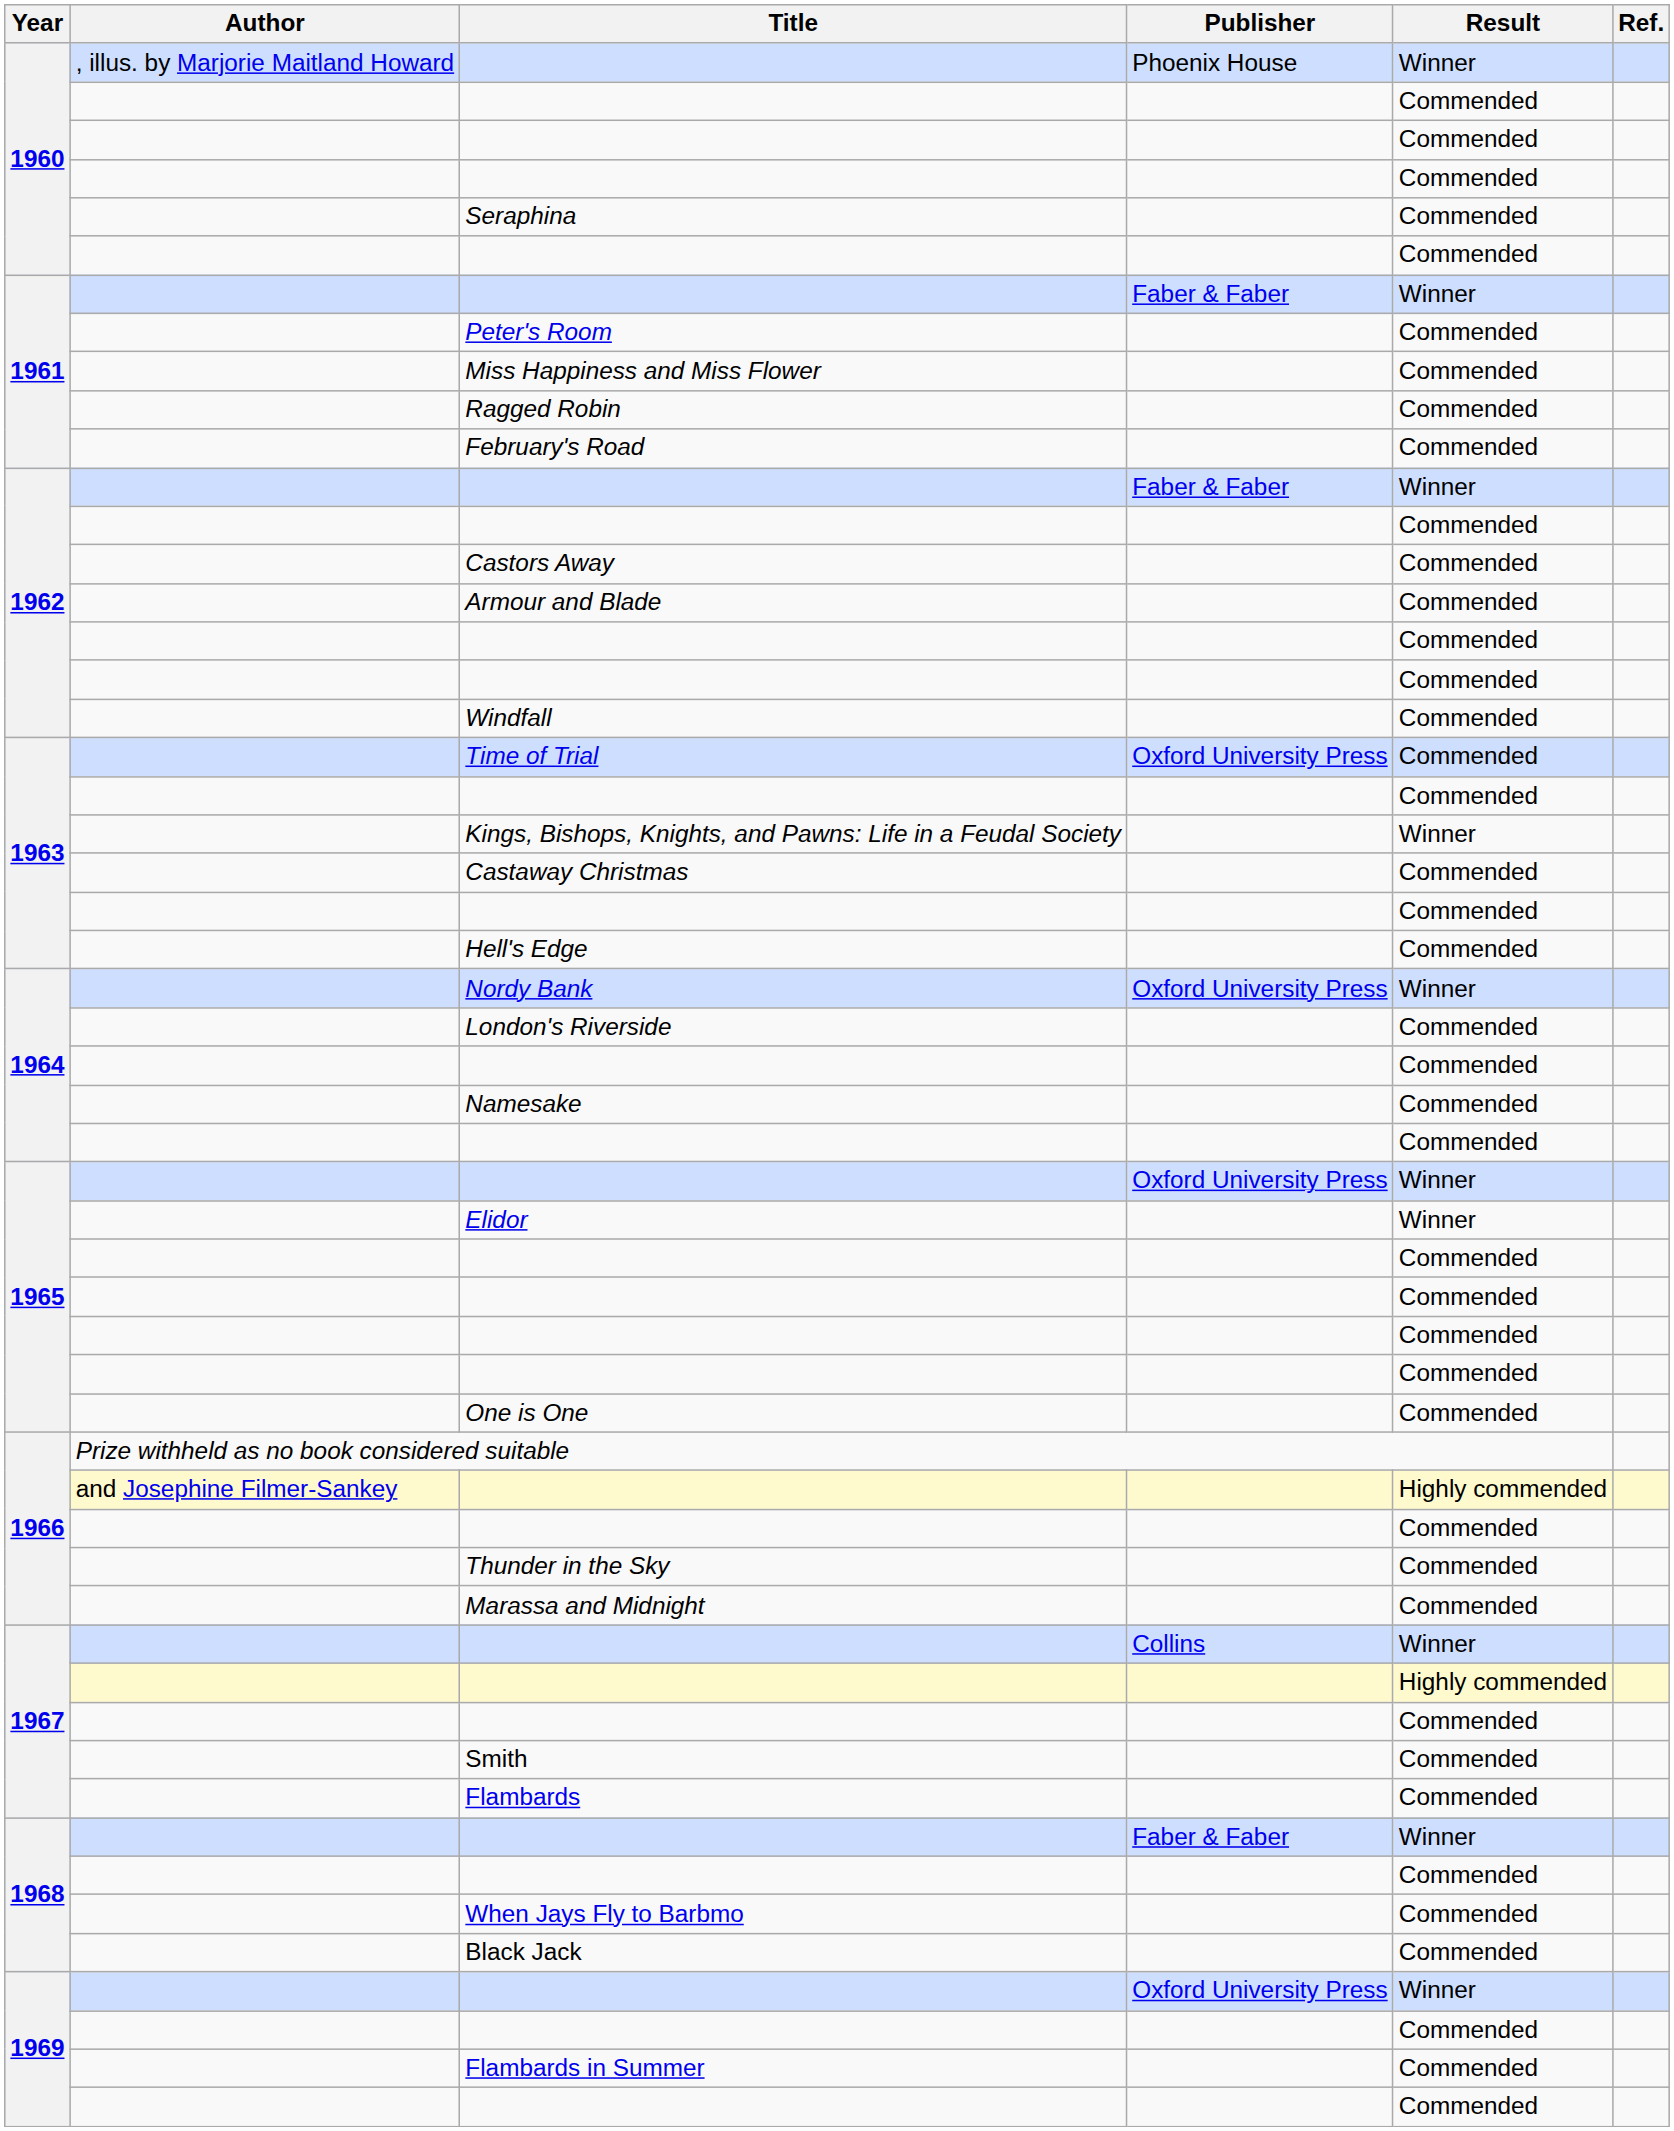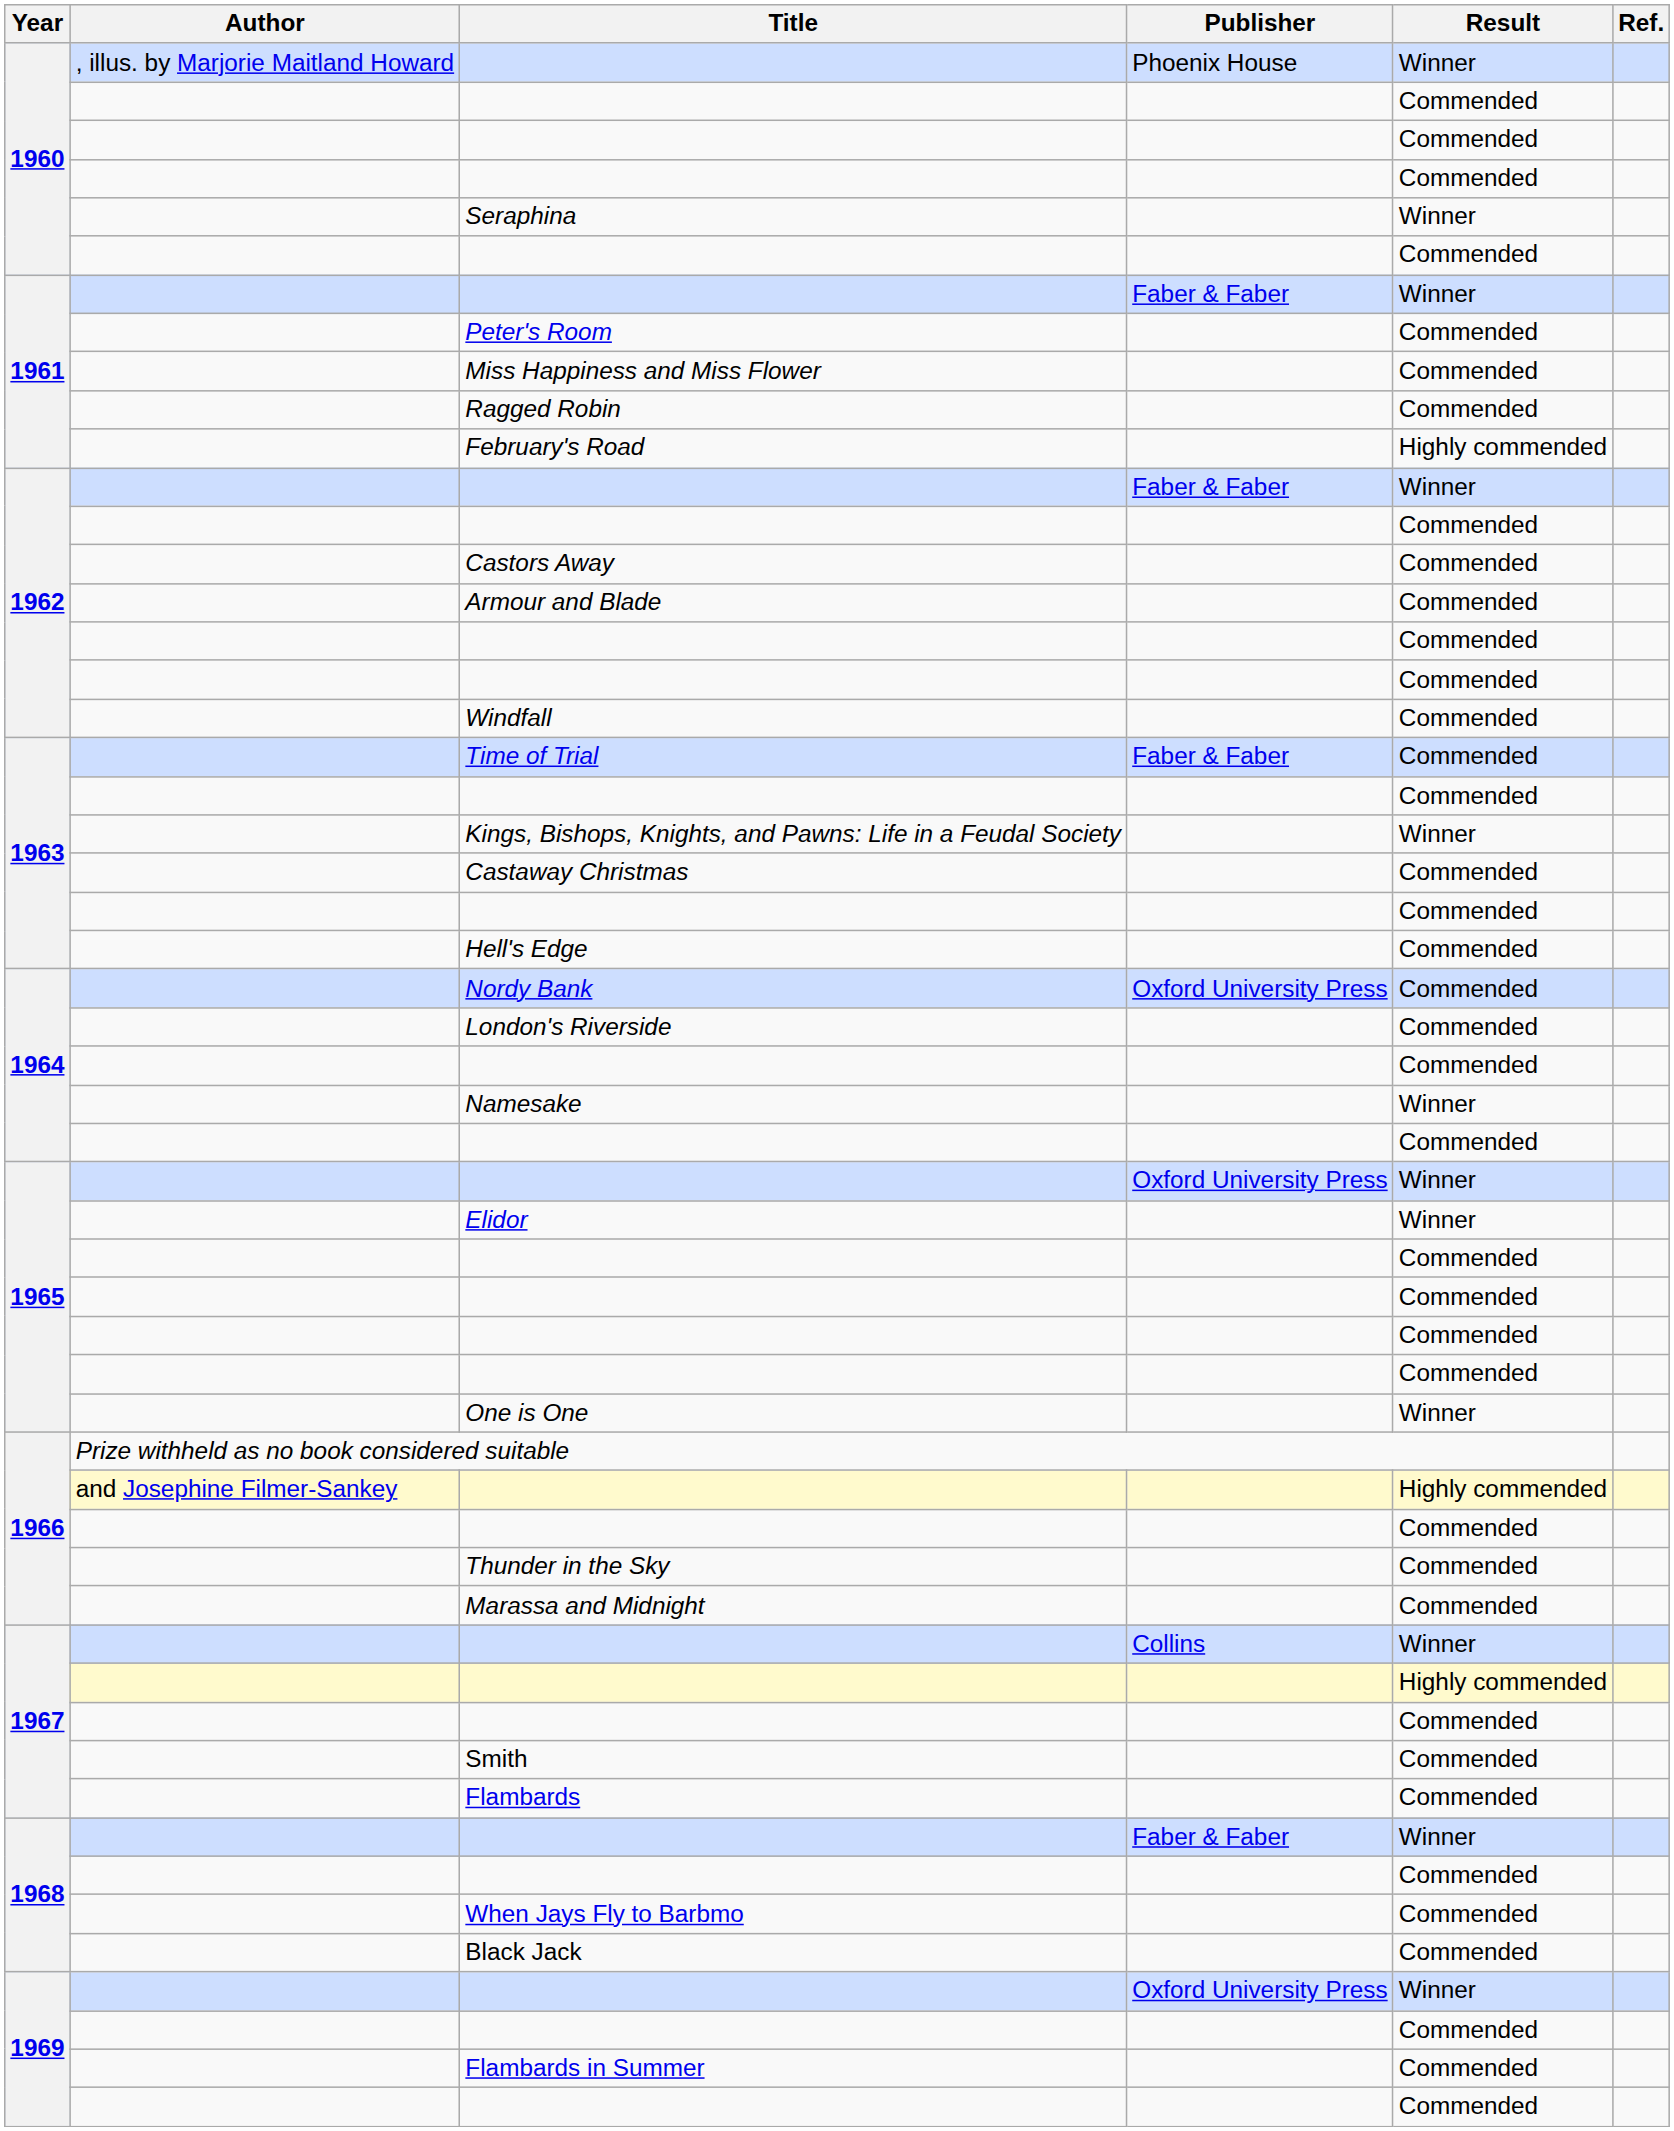(1468, 216) Commended -> (1437, 216) Winner
(1468, 448) Commended -> (1503, 448) Highly commended
(1260, 756) Oxford University Press -> (1211, 756) Faber & Faber
(1437, 988) Winner -> (1468, 988) Commended
(1468, 1103) Commended -> (1437, 1103) Winner
(1468, 1412) Commended -> (1437, 1412) Winner
